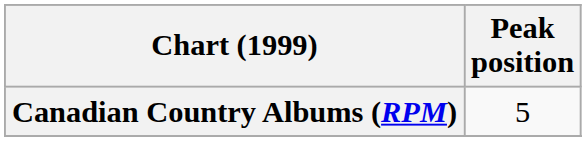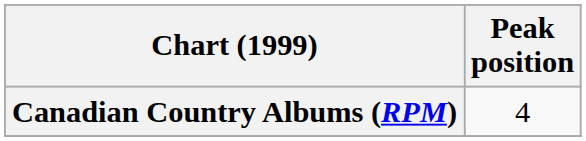(523, 111) 5 -> (523, 111) 4
